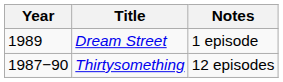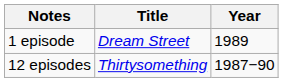columns swapped: (38, 16) <-> (233, 16)
